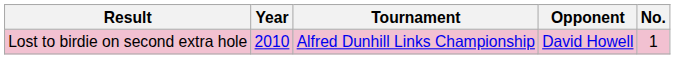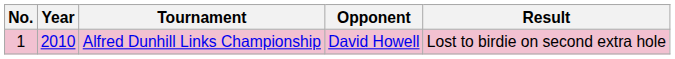columns swapped: (653, 17) <-> (128, 17)
